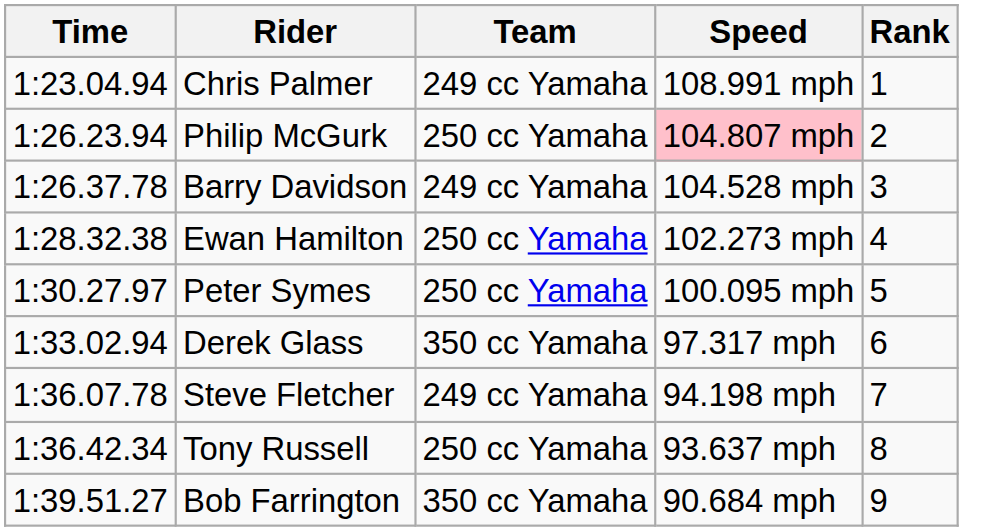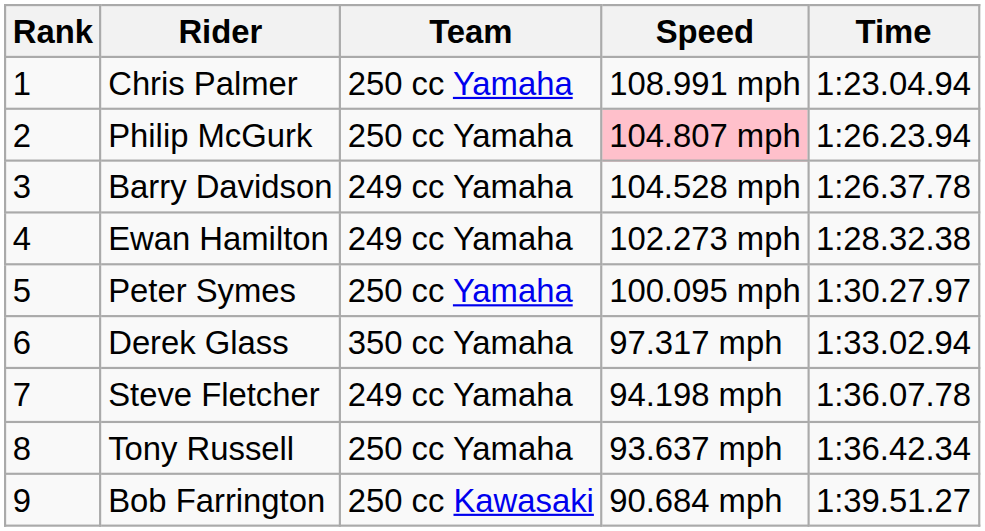columns swapped: (910, 31) <-> (90, 31)
(535, 83) 249 cc Yamaha -> (460, 83) 250 cc Yamaha
(535, 239) 250 cc Yamaha -> (460, 239) 249 cc Yamaha
(535, 499) 350 cc Yamaha -> (471, 499) 250 cc Kawasaki
